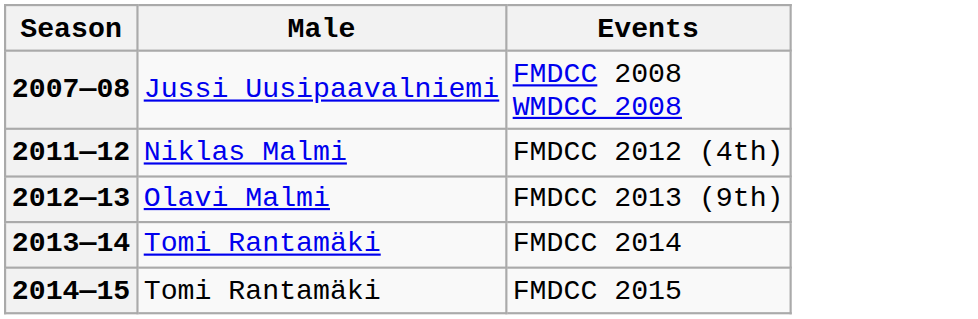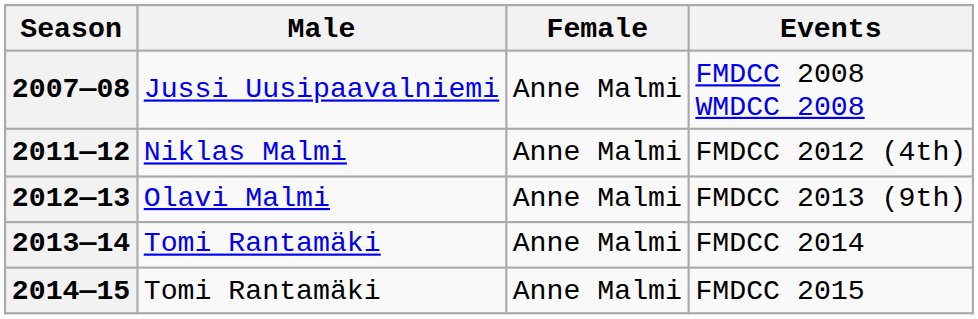+ column: (597, 28)
